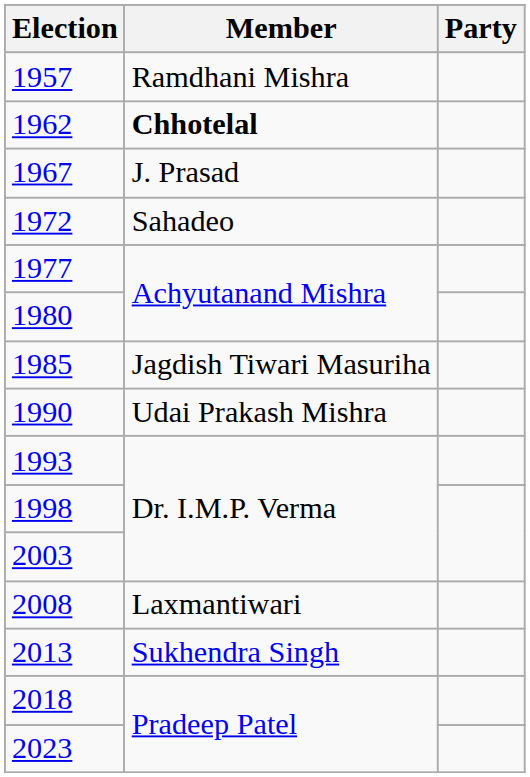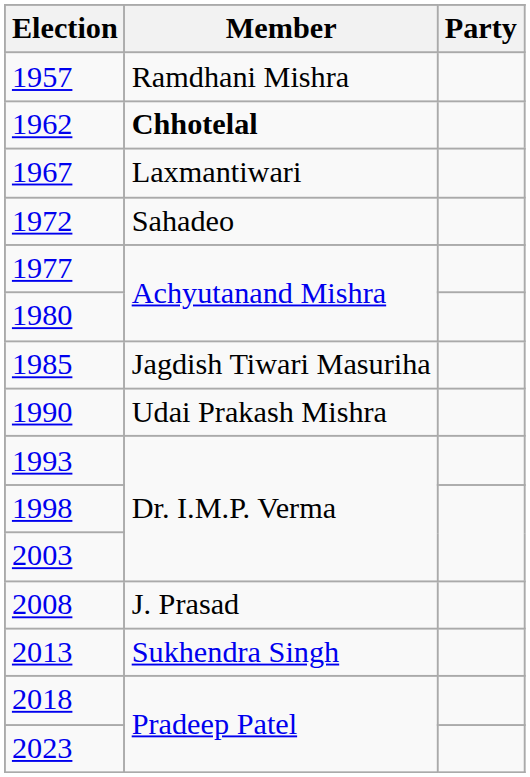(185, 172) J. Prasad -> (217, 172) Laxmantiwari
(217, 603) Laxmantiwari -> (185, 603) J. Prasad
